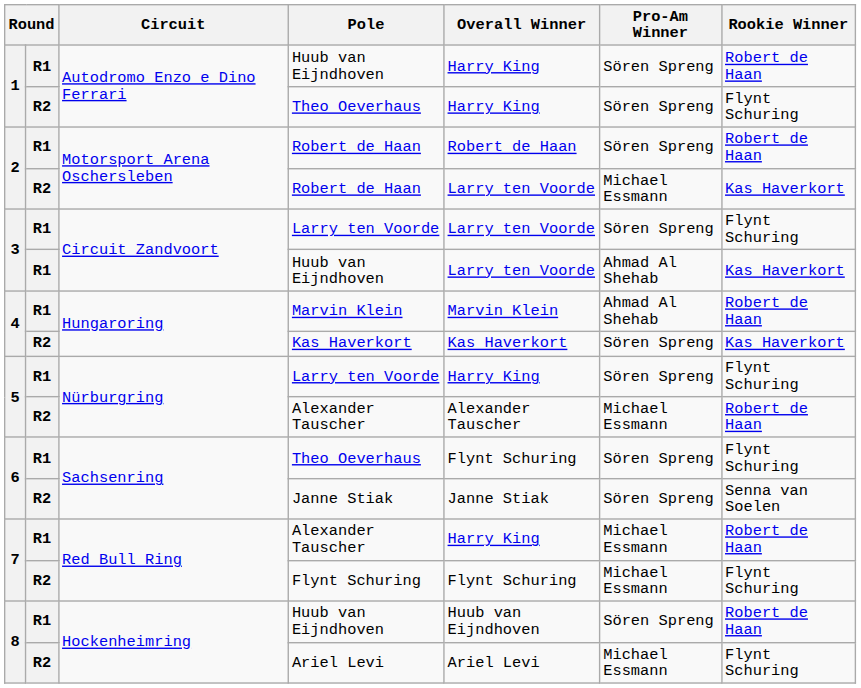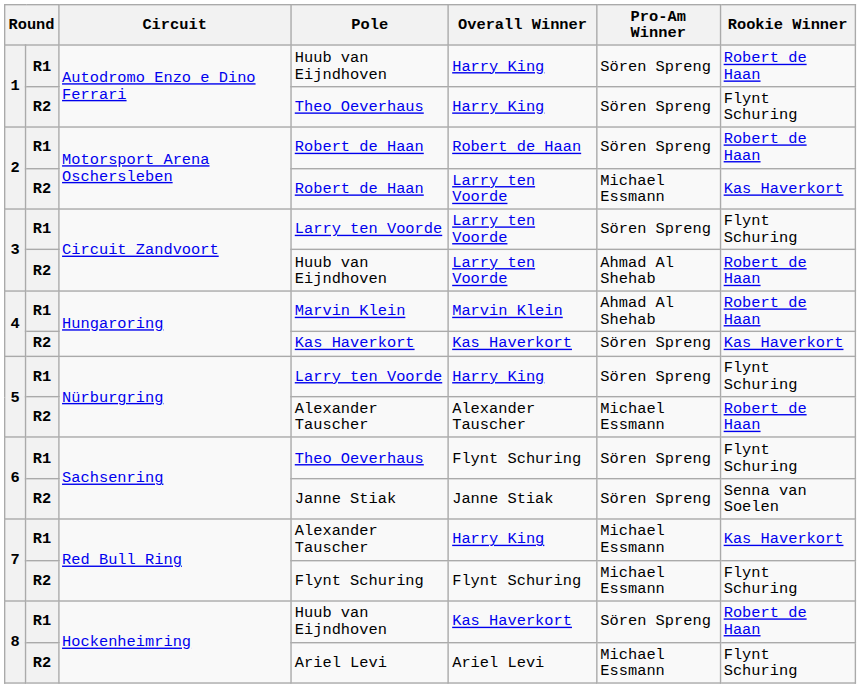(42, 270) R1 -> (42, 270) R2
(785, 270) Kas Haverkort -> (765, 270) Robert de Haan
(766, 540) Robert de Haan -> (784, 540) Kas Haverkort
(494, 622) Huub van Eijndhoven -> (512, 622) Kas Haverkort
